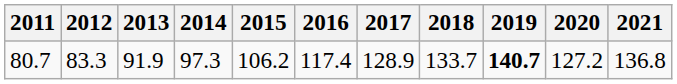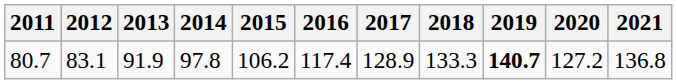(86, 59) 83.3 -> (86, 59) 83.1
(200, 59) 97.3 -> (200, 59) 97.8
(451, 59) 133.7 -> (451, 59) 133.3
